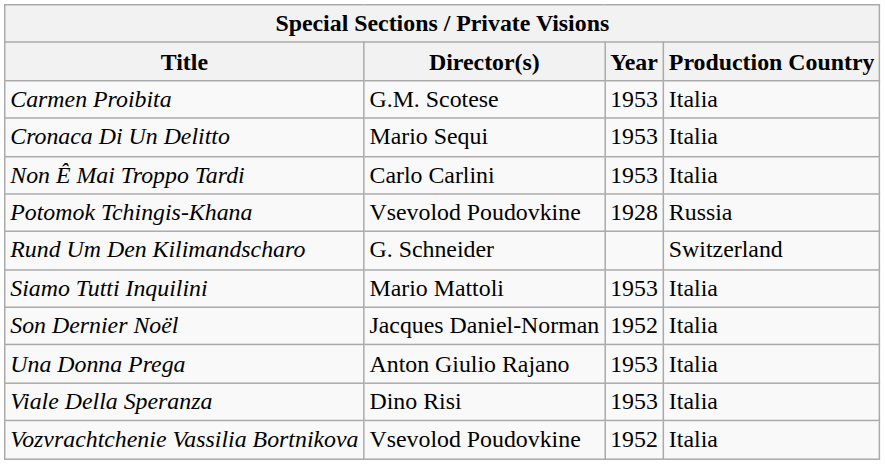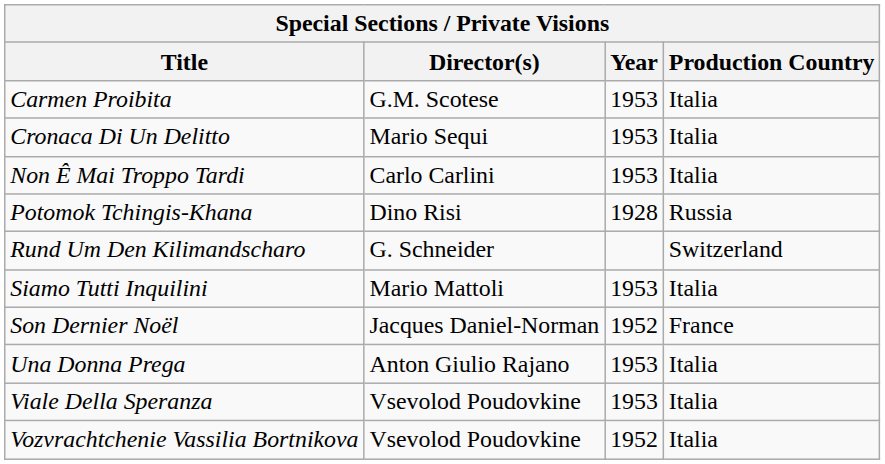(475, 212) Vsevolod Poudovkine -> (416, 212) Dino Risi
(693, 325) Italia -> (701, 325) France
(416, 401) Dino Risi -> (475, 401) Vsevolod Poudovkine
